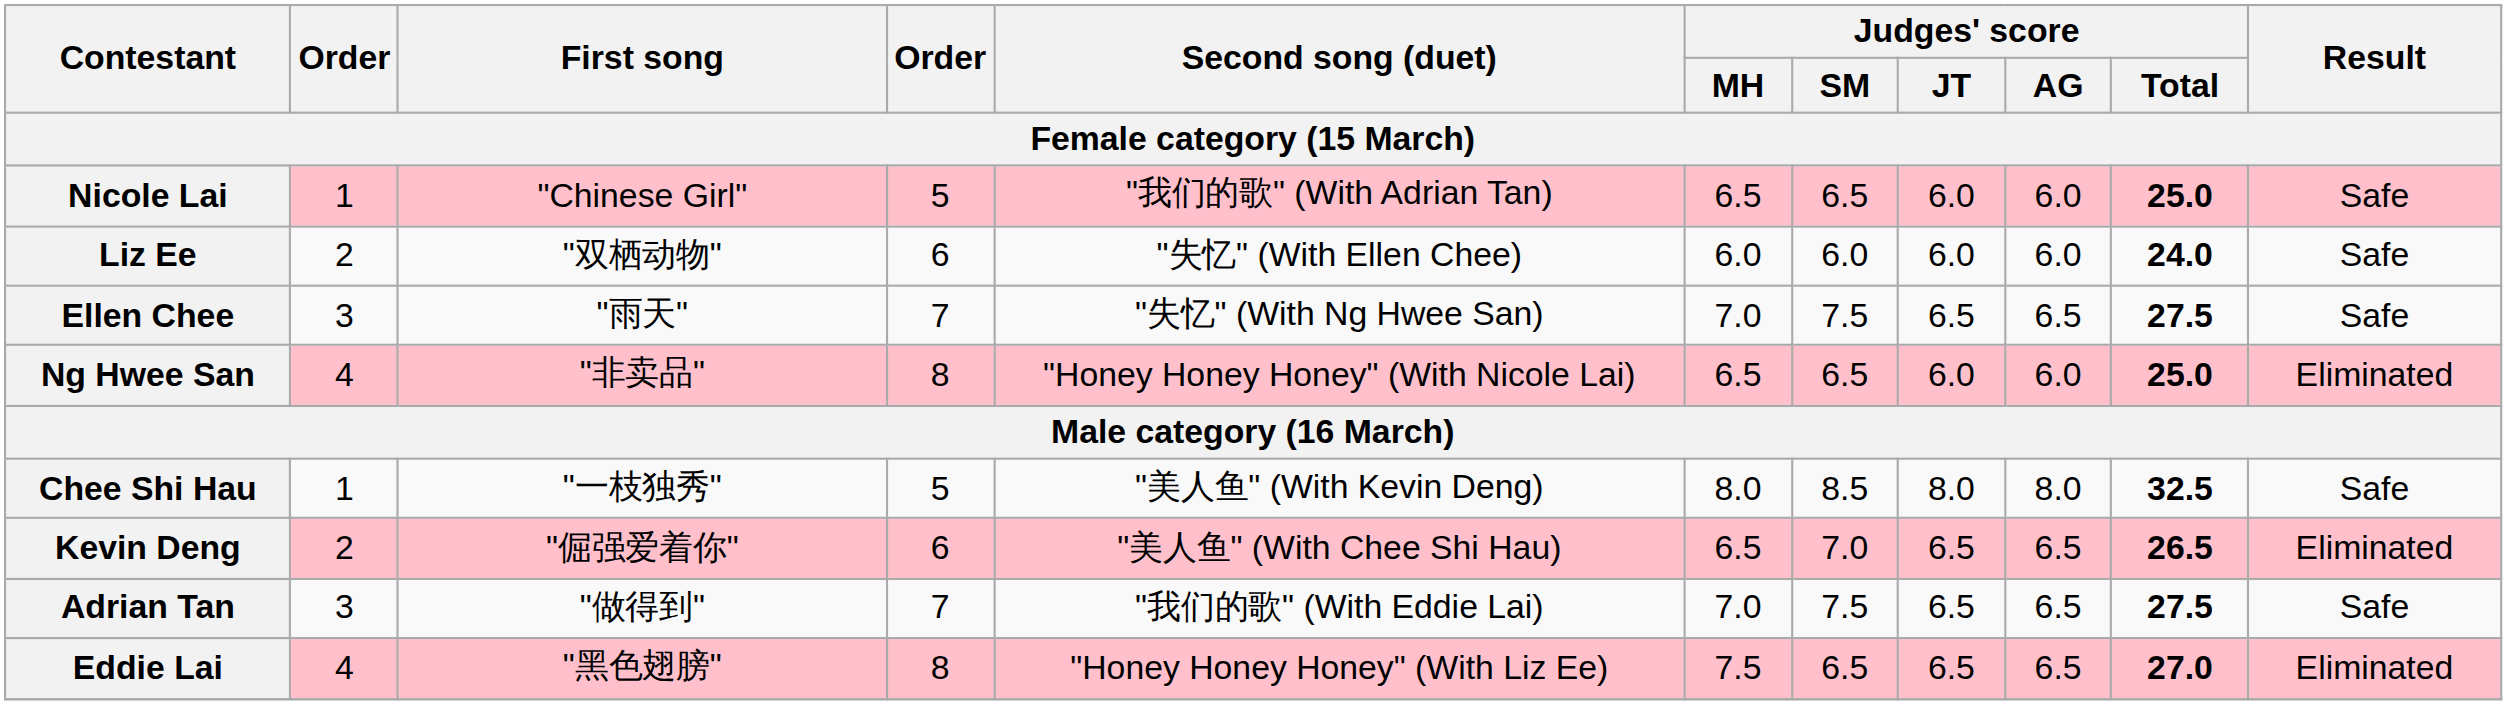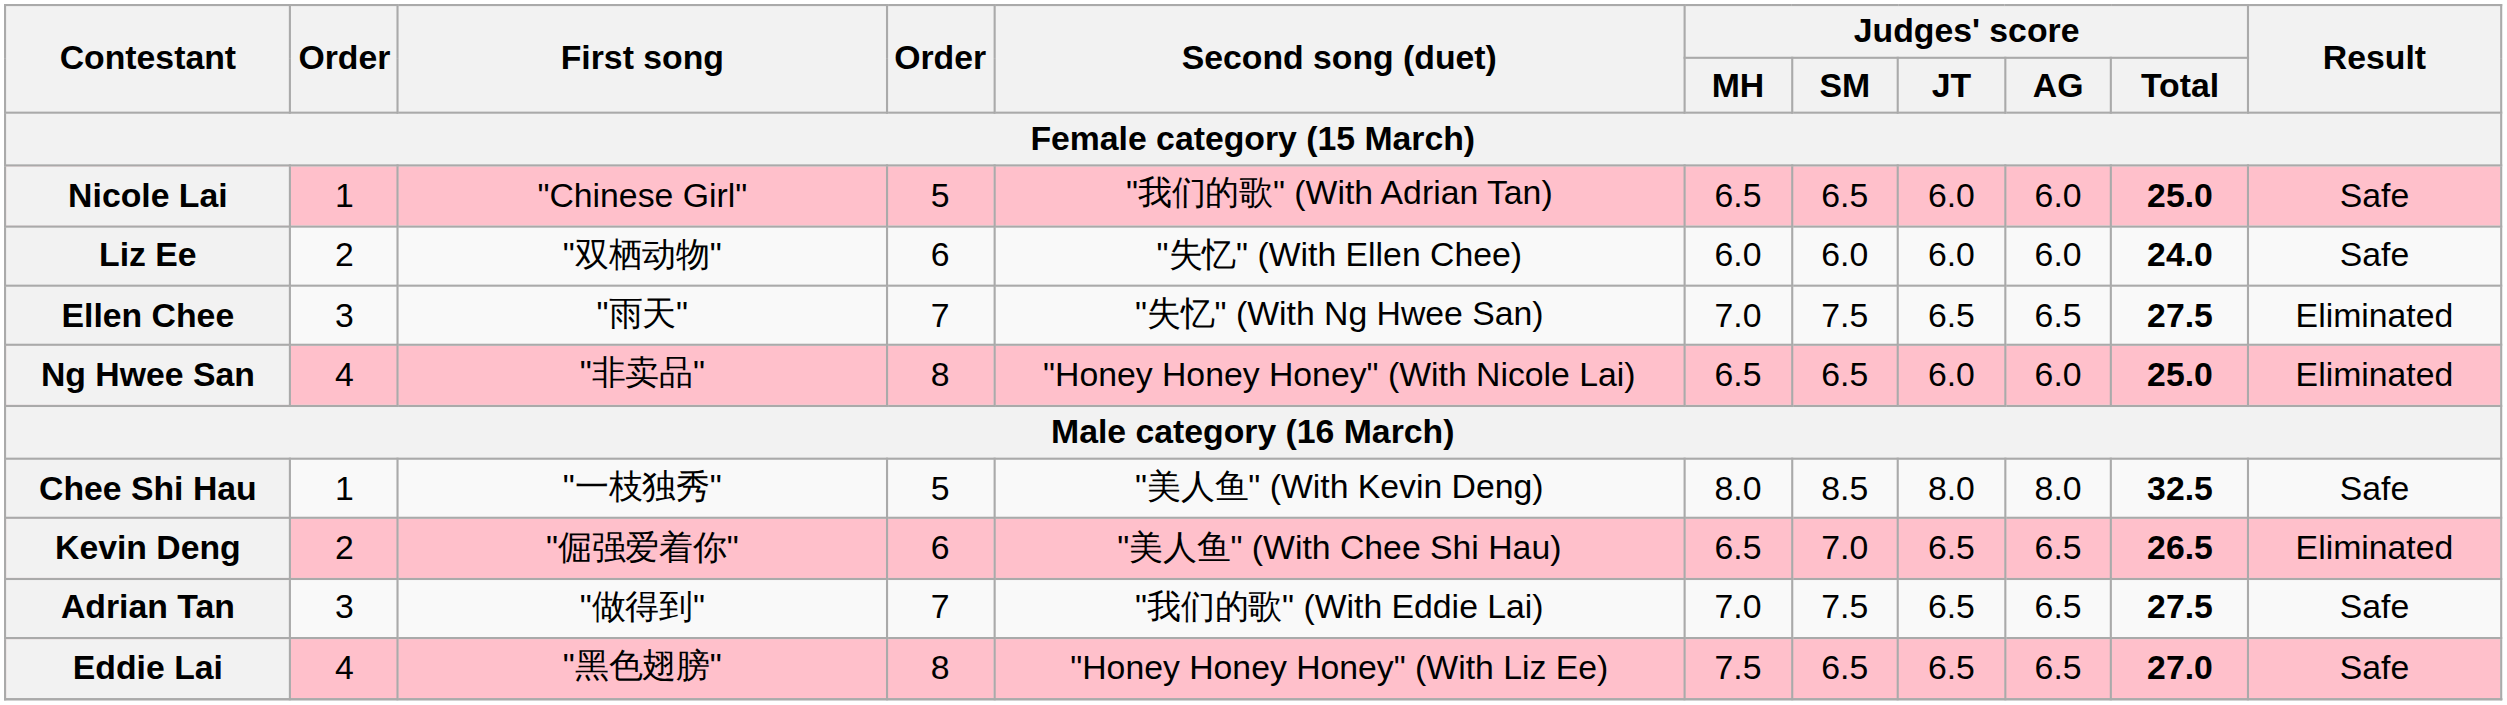(2374, 314) Safe -> (2374, 314) Eliminated
(2374, 667) Eliminated -> (2374, 667) Safe
